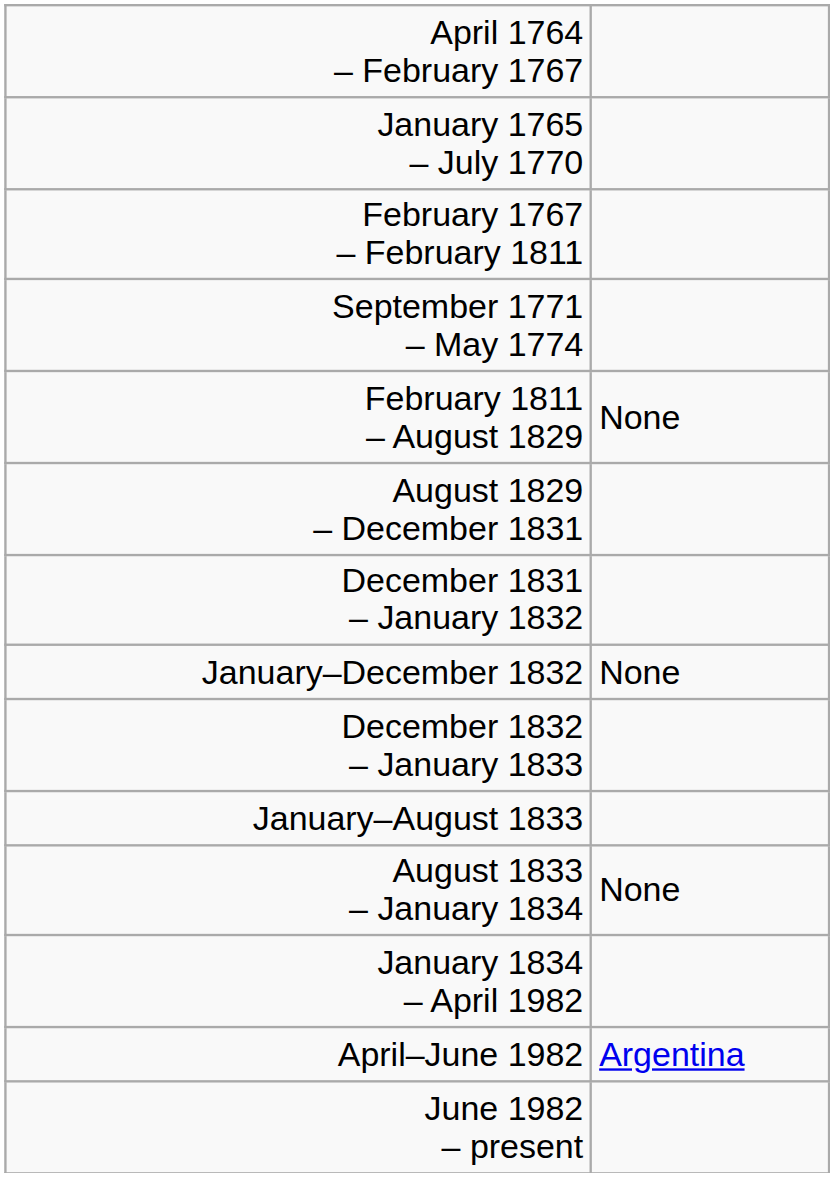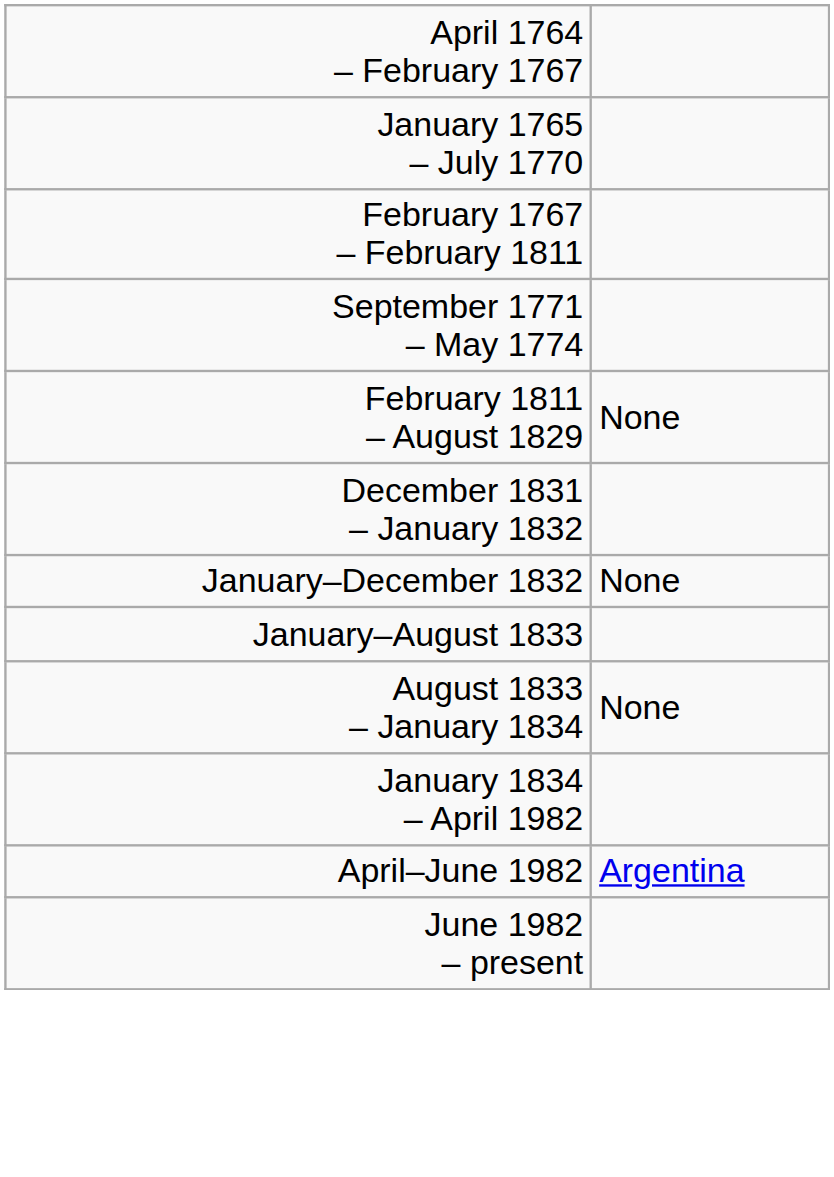- row: (448, 508)
- row: (462, 745)
